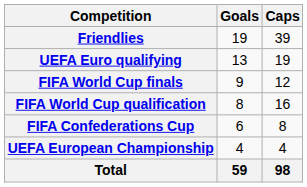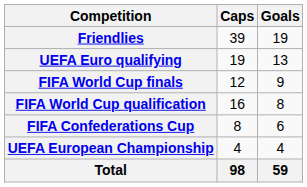columns swapped: (283, 16) <-> (240, 16)
